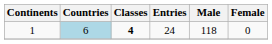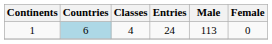(131, 30) bold -> (131, 30) normal
(209, 30) 118 -> (209, 30) 113
